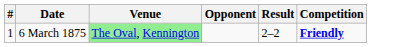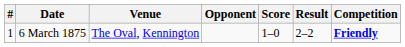+ column: (276, 14)
(145, 33) lightgreen background -> (145, 33) no background
